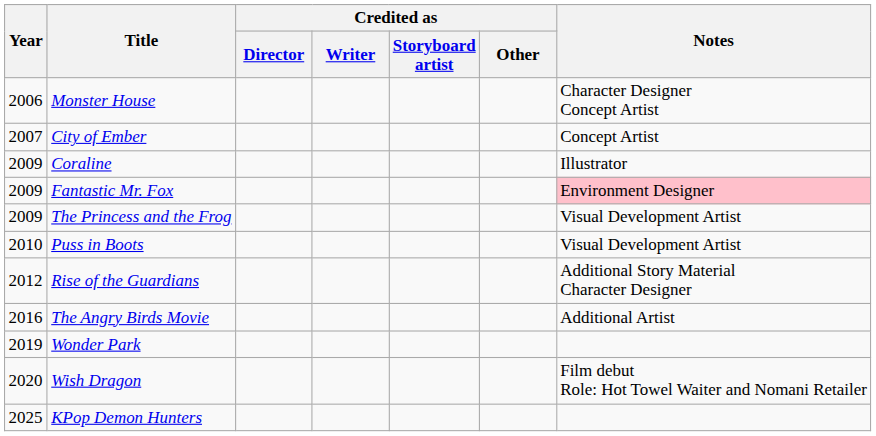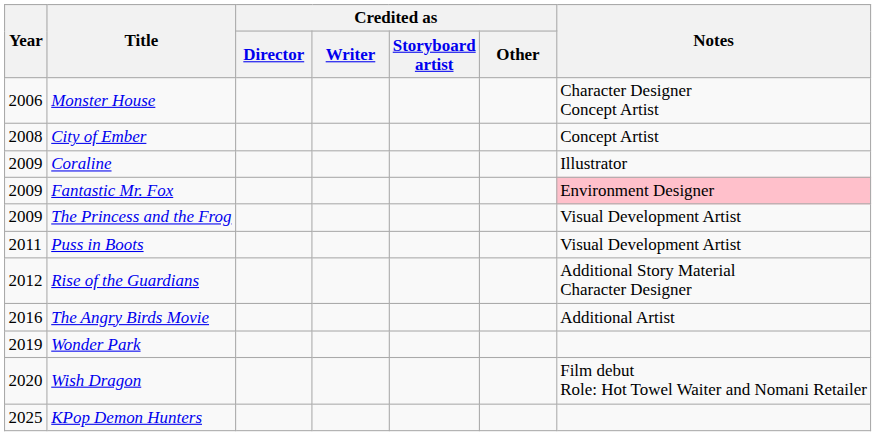(25, 136) 2007 -> (25, 136) 2008
(25, 244) 2010 -> (25, 244) 2011
